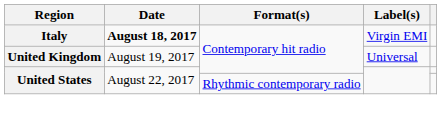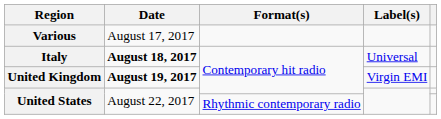+ row: (54, 35)
(397, 35) Virgin EMI -> (392, 56) Universal
(151, 56) normal -> (152, 77) bold
(392, 56) Universal -> (397, 77) Virgin EMI
